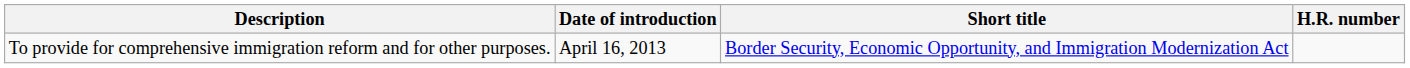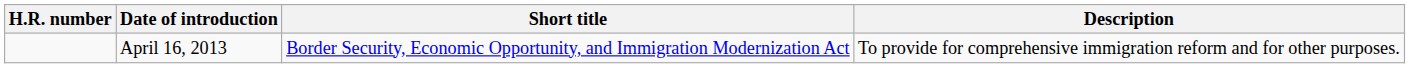columns swapped: (1348, 18) <-> (280, 18)
